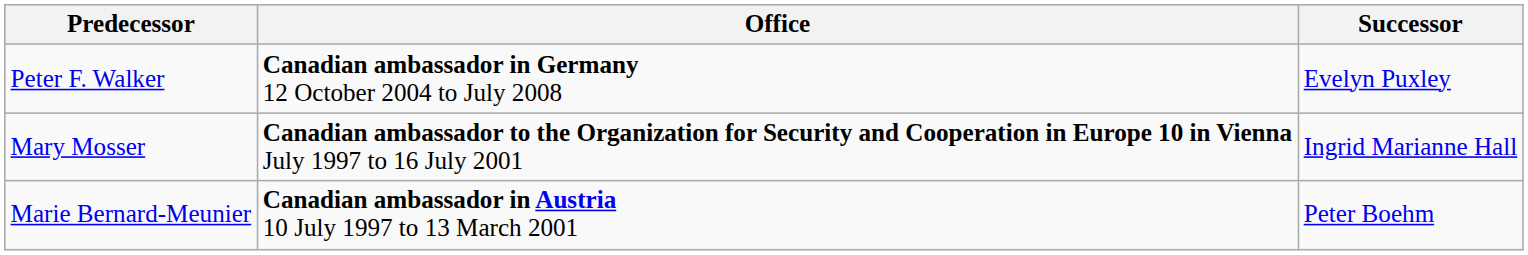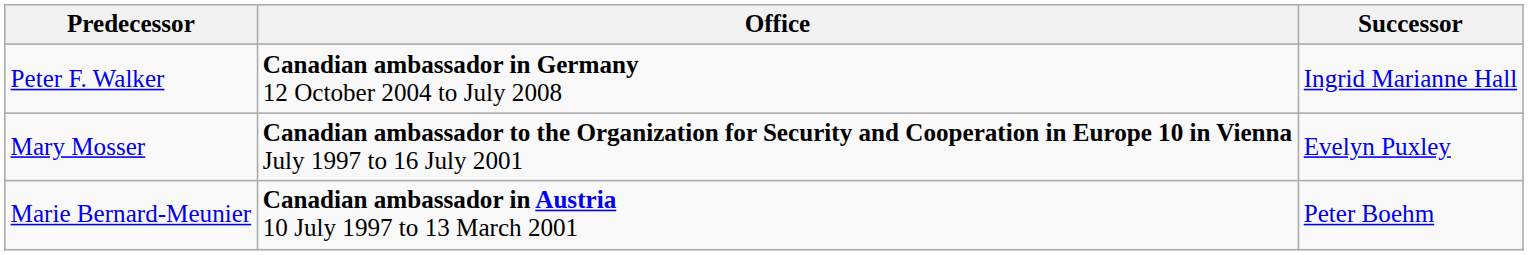(1377, 78) Evelyn Puxley -> (1410, 78) Ingrid Marianne Hall
(1410, 146) Ingrid Marianne Hall -> (1377, 146) Evelyn Puxley
